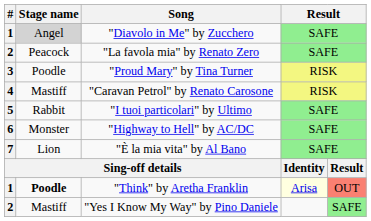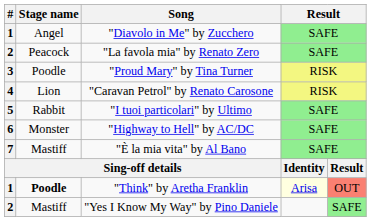(49, 33) lightgrey background -> (49, 33) no background
(49, 91) Mastiff -> (49, 91) Lion
(49, 149) Lion -> (49, 149) Mastiff
